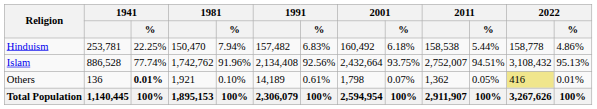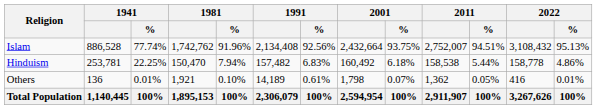rows swapped: (18, 63) <-> (28, 46)
(148, 79) bold -> (147, 79) normal
(517, 79) khaki background -> (517, 79) no background
